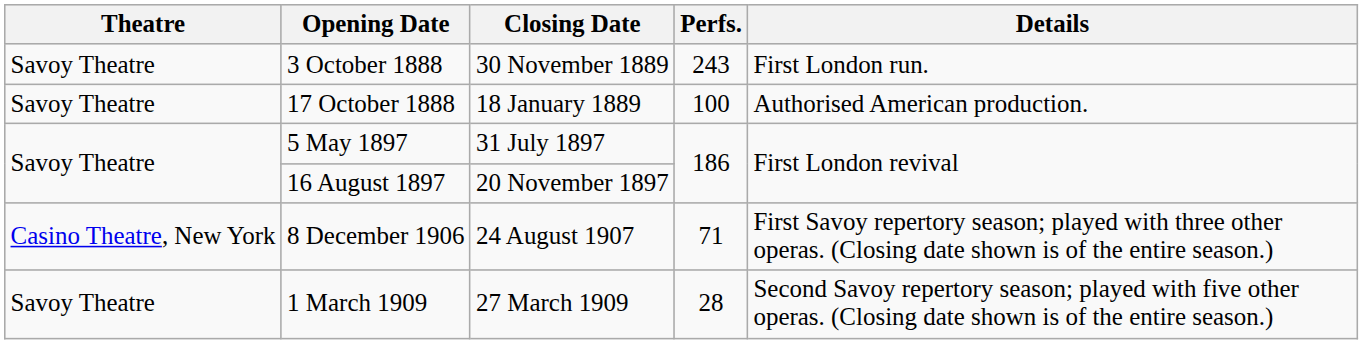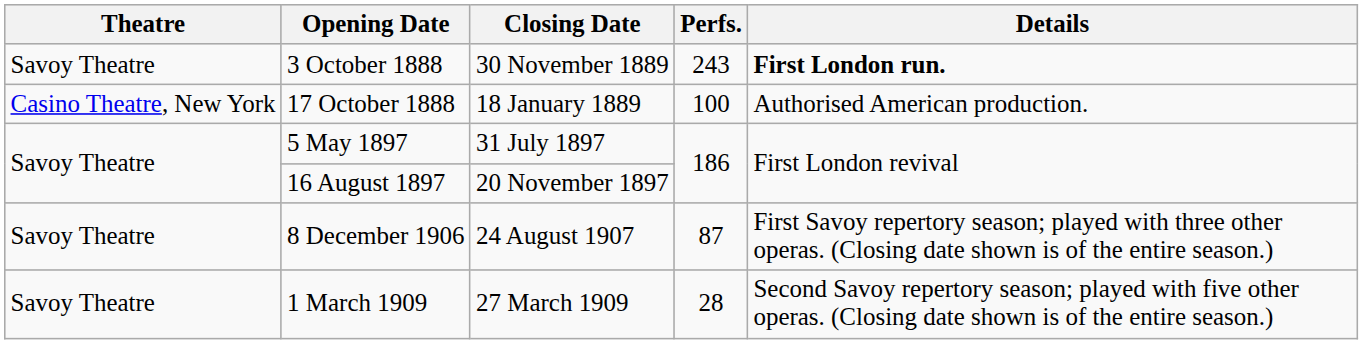(841, 63) normal -> (849, 63) bold
(83, 103) Savoy Theatre -> (143, 103) Casino Theatre, New York
(143, 236) Casino Theatre, New York -> (83, 236) Savoy Theatre
(711, 236) 71 -> (711, 236) 87
